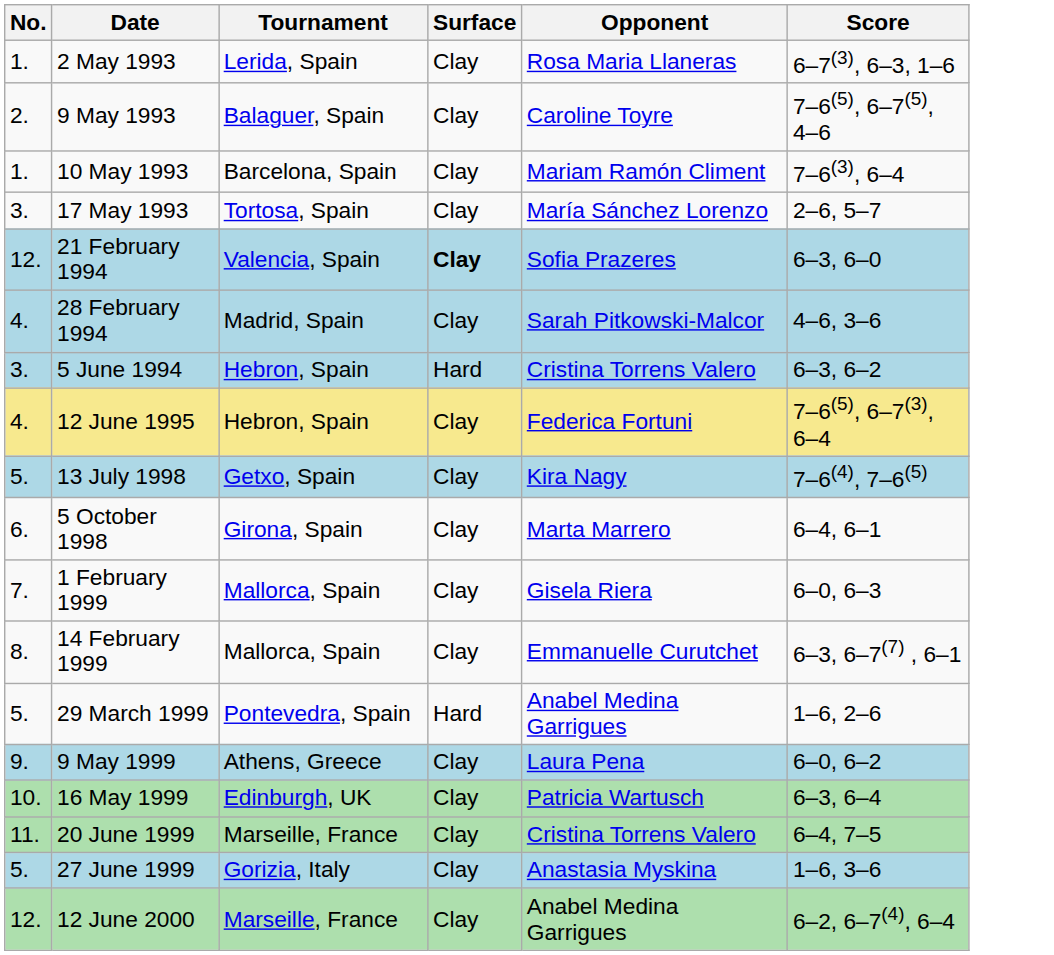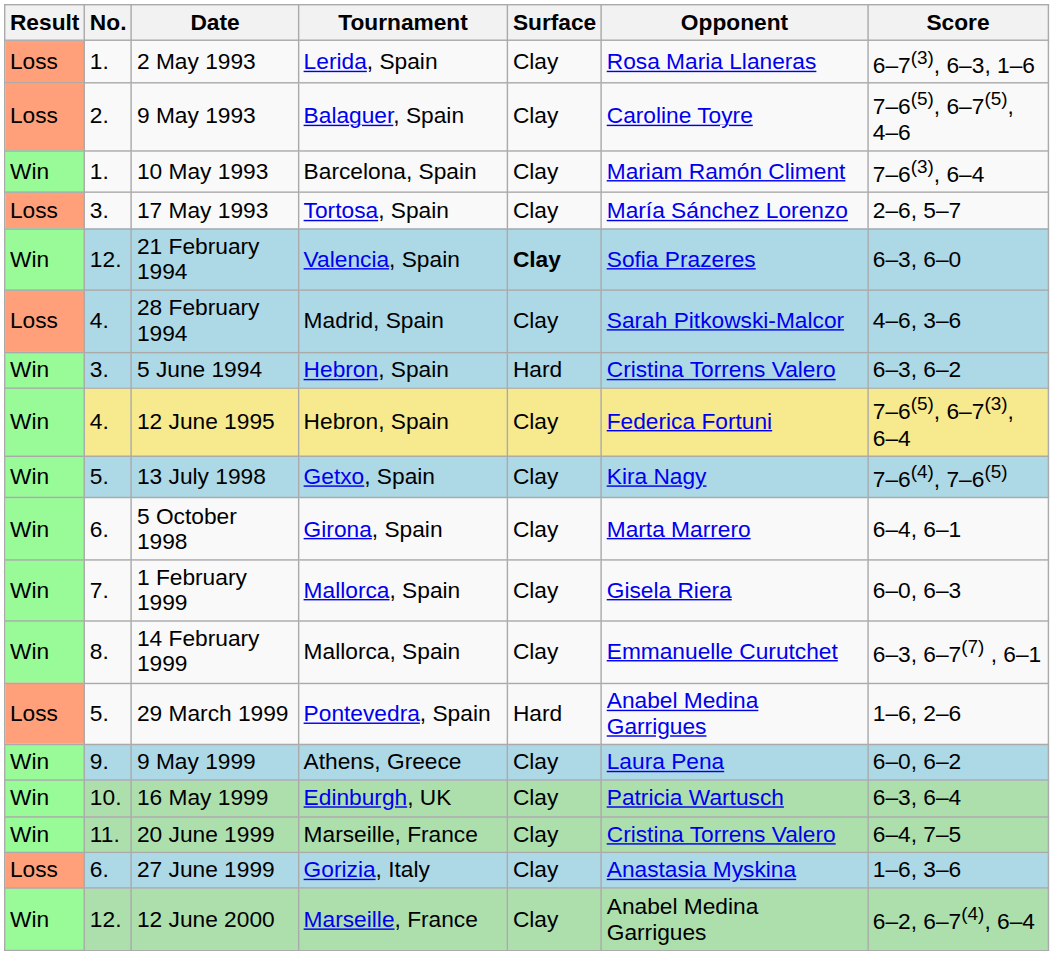+ column: (45, 22)
(19, 870) 5. -> (99, 870) 6.
